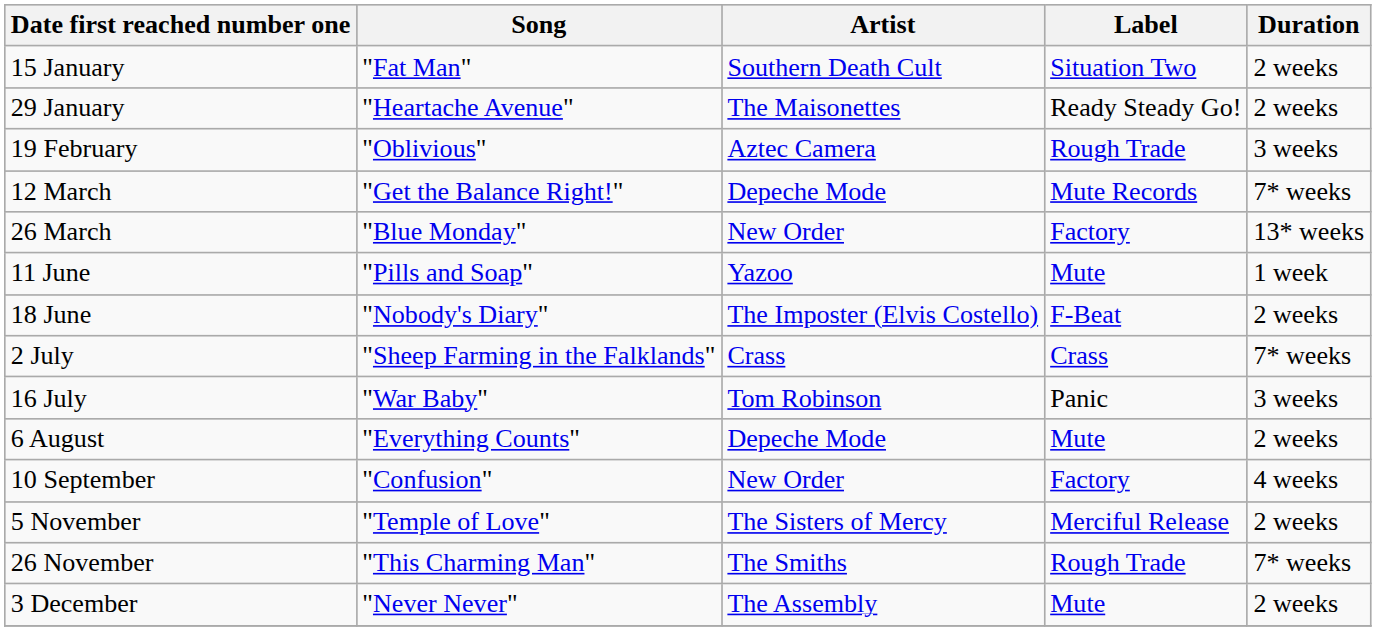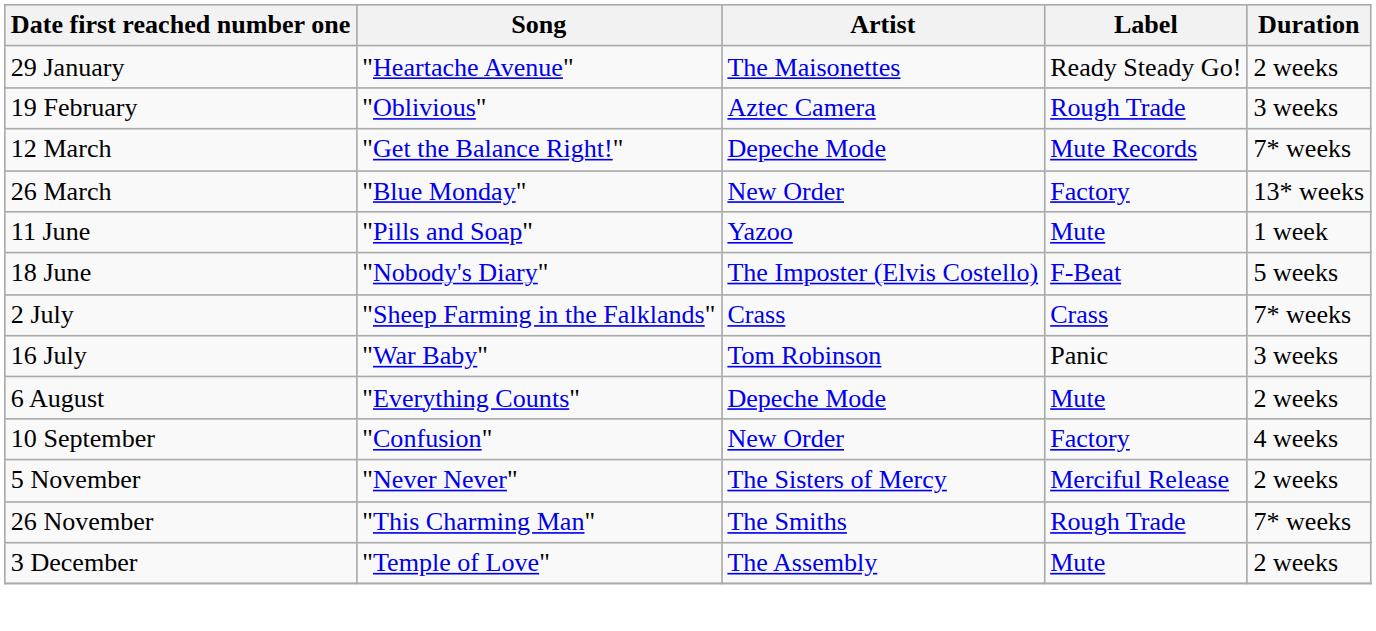- row: (68, 66)
(1296, 314) 2 weeks -> (1296, 273) 5 weeks
(456, 521) "Temple of Love" -> (440, 480) "Never Never"
(440, 604) "Never Never" -> (456, 562) "Temple of Love"
